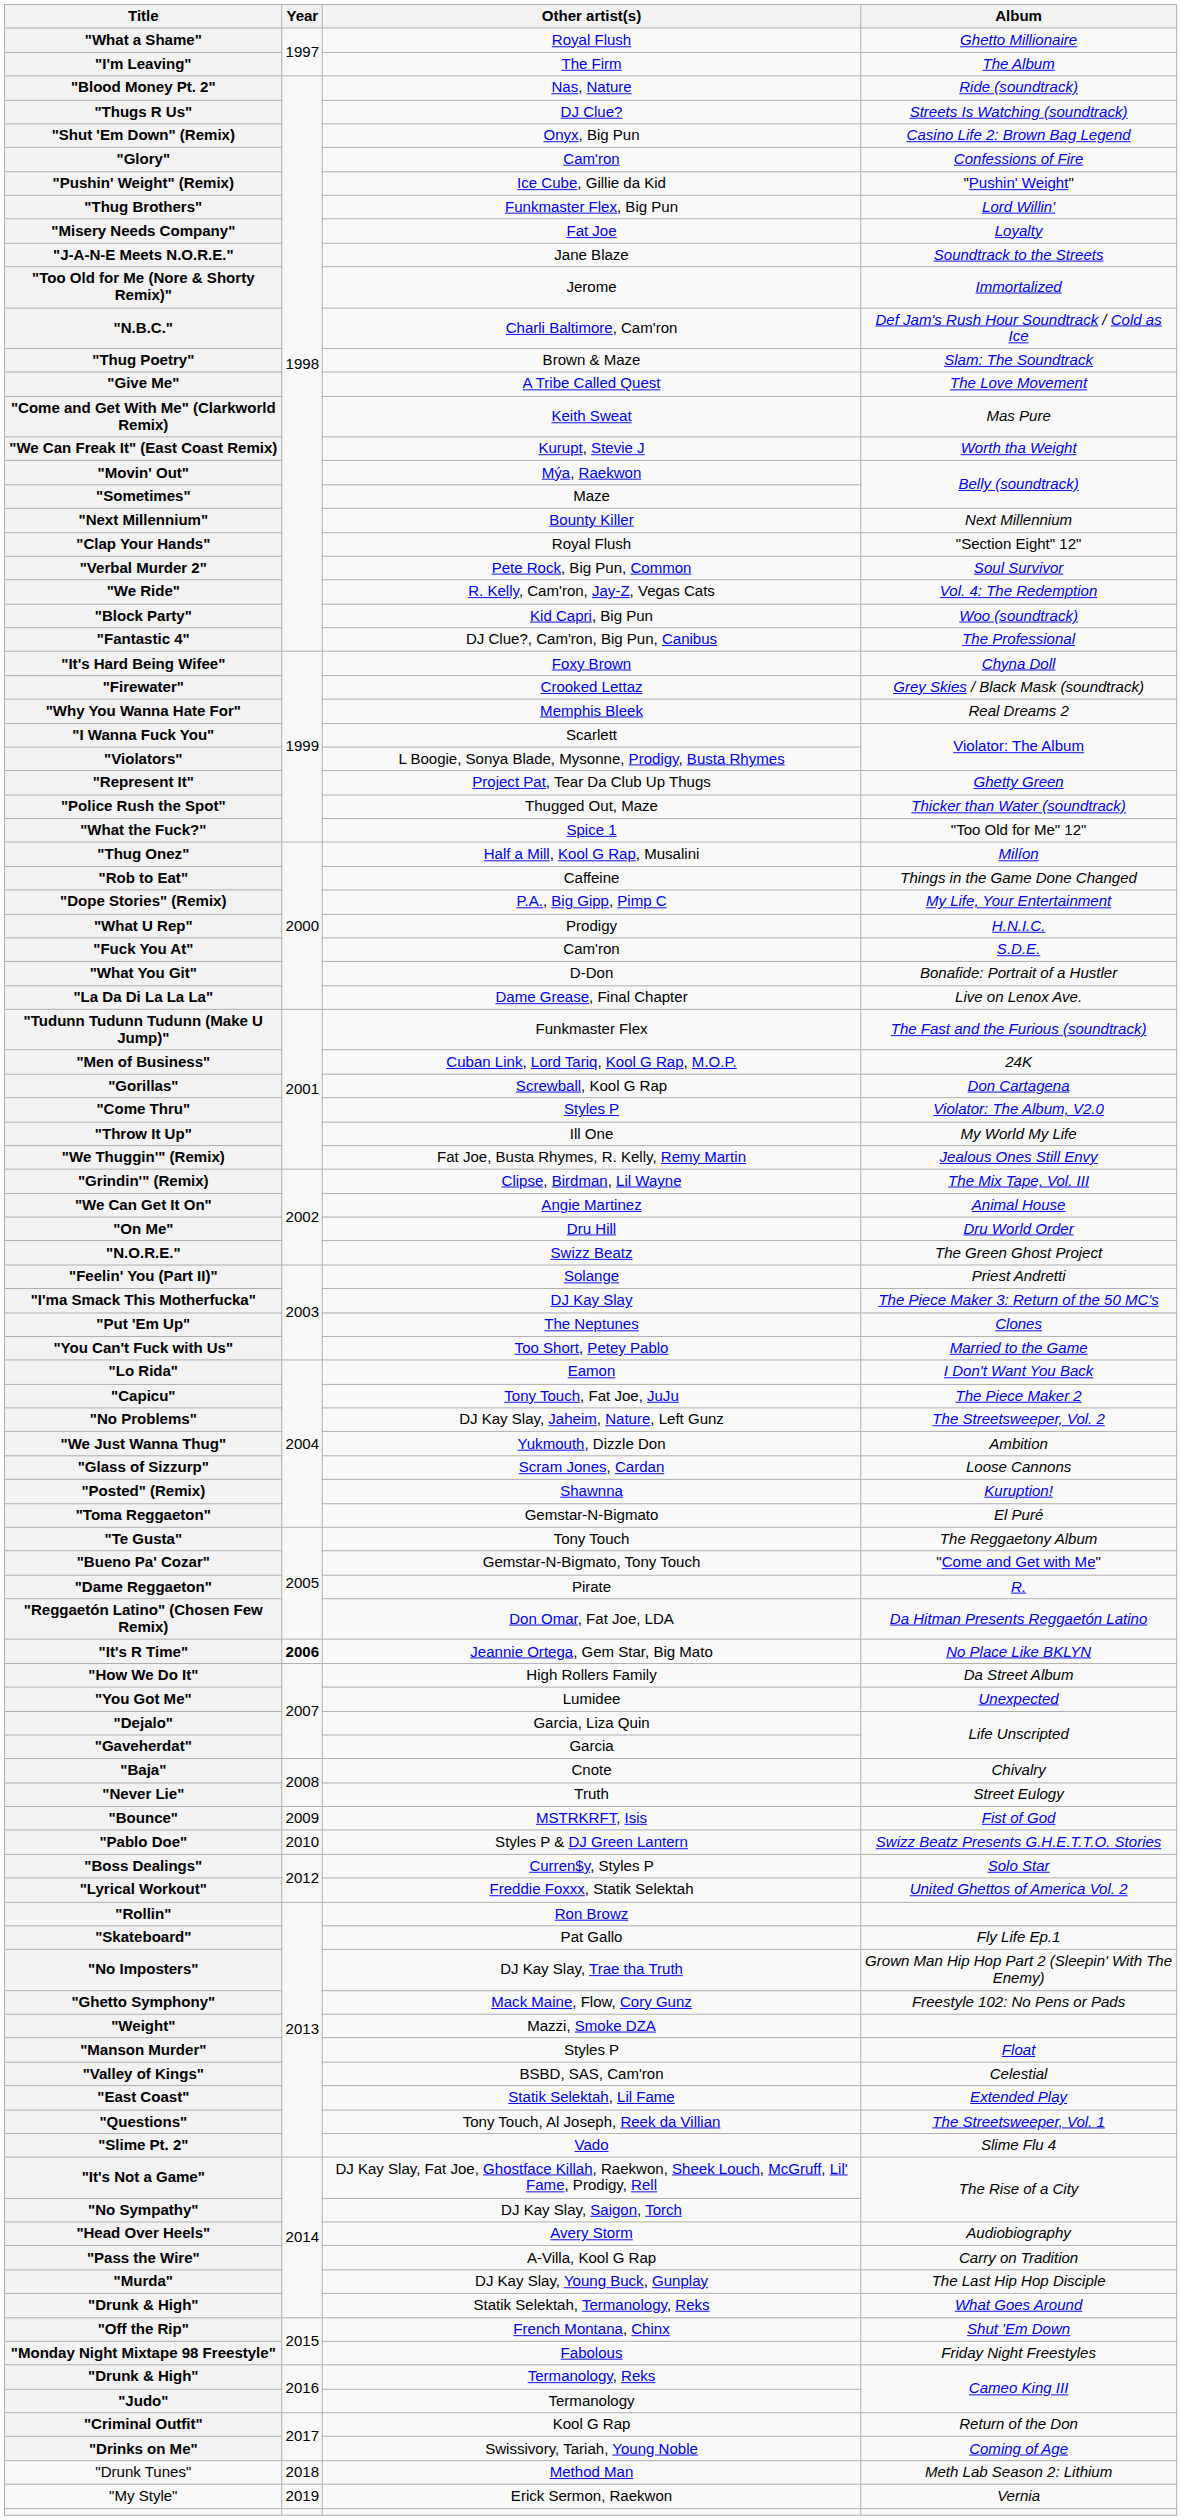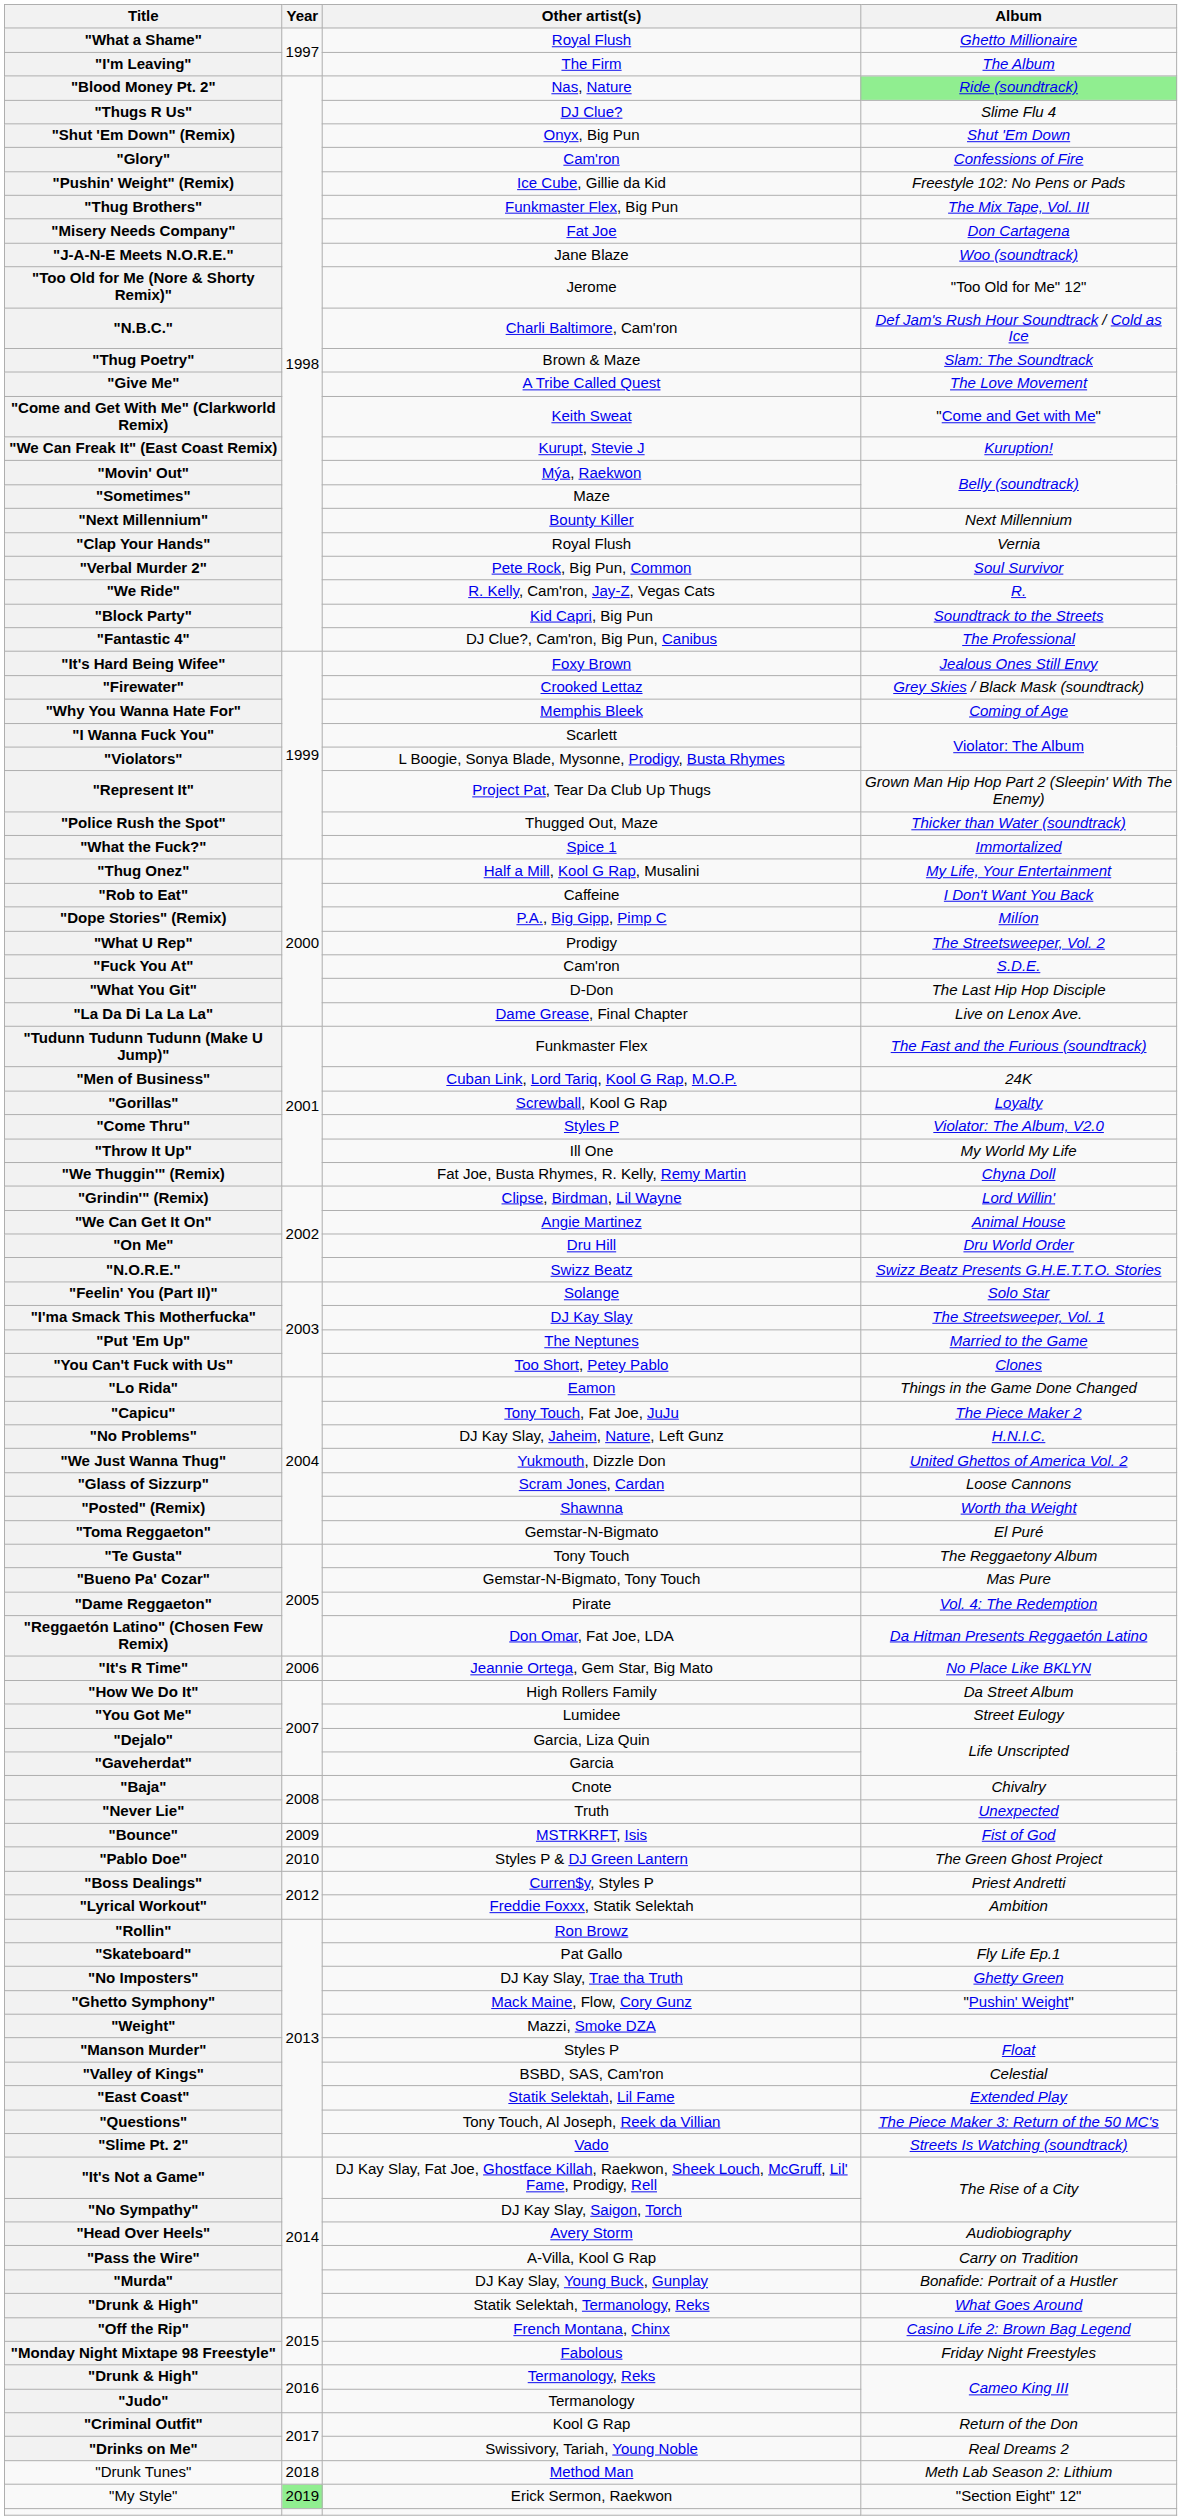(1019, 87) no background -> (1019, 87) lightgreen background
(1019, 111) Streets Is Watching (soundtrack) -> (1019, 111) Slime Flu 4
(1019, 135) Casino Life 2: Brown Bag Legend -> (1019, 135) Shut 'Em Down
(1019, 183) "Pushin' Weight" -> (1019, 183) Freestyle 102: No Pens or Pads
(1019, 207) Lord Willin' -> (1019, 207) The Mix Tape, Vol. III
(1019, 231) Loyalty -> (1019, 231) Don Cartagena
(1019, 254) Soundtrack to the Streets -> (1019, 254) Woo (soundtrack)
(1019, 287) Immortalized -> (1019, 287) "Too Old for Me" 12"
(1019, 416) Mas Pure -> (1019, 416) "Come and Get with Me"
(1019, 448) Worth tha Weight -> (1019, 448) Kuruption!
(1019, 544) "Section Eight" 12" -> (1019, 544) Vernia
(1019, 591) Vol. 4: The Redemption -> (1019, 591) R.
(1019, 615) Woo (soundtrack) -> (1019, 615) Soundtrack to the Streets
(1019, 663) Chyna Doll -> (1019, 663) Jealous Ones Still Envy
(1019, 711) Real Dreams 2 -> (1019, 711) Coming of Age
(1019, 782) Ghetty Green -> (1019, 791) Grown Man Hip Hop Part 2 (Sleepin' With The Enemy)
(1019, 830) "Too Old for Me" 12" -> (1019, 847) Immortalized
(1019, 854) Milíon -> (1019, 871) My Life, Your Entertainment
(1019, 878) Things in the Game Done Changed -> (1019, 895) I Don't Want You Back
(1019, 902) My Life, Your Entertainment -> (1019, 918) Milíon
(1019, 925) H.N.I.C. -> (1019, 942) The Streetsweeper, Vol. 2
(1019, 973) Bonafide: Portrait of a Hustler -> (1019, 990) The Last Hip Hop Disciple
(1019, 1085) Don Cartagena -> (1019, 1102) Loyalty
(1019, 1157) Jealous Ones Still Envy -> (1019, 1174) Chyna Doll
(1019, 1181) The Mix Tape, Vol. III -> (1019, 1198) Lord Willin'
(1019, 1252) The Green Ghost Project -> (1019, 1269) Swizz Beatz Presents G.H.E.T.T.O. Stories
(1019, 1276) Priest Andretti -> (1019, 1293) Solo Star
(1019, 1300) The Piece Maker 3: Return of the 50 MC's -> (1019, 1317) The Streetsweeper, Vol. 1
(1019, 1324) Clones -> (1019, 1341) Married to the Game
(1019, 1348) Married to the Game -> (1019, 1365) Clones
(1019, 1372) I Don't Want You Back -> (1019, 1389) Things in the Game Done Changed
(1019, 1419) The Streetsweeper, Vol. 2 -> (1019, 1436) H.N.I.C.
(1019, 1443) Ambition -> (1019, 1460) United Ghettos of America Vol. 2
(1019, 1491) Kuruption! -> (1019, 1508) Worth tha Weight
(1019, 1562) "Come and Get with Me" -> (1019, 1579) Mas Pure
(1019, 1586) R. -> (1019, 1603) Vol. 4: The Redemption
(302, 1651) bold -> (302, 1668) normal
(1019, 1699) Unexpected -> (1019, 1716) Street Eulogy
(1019, 1794) Street Eulogy -> (1019, 1811) Unexpected
(1019, 1842) Swizz Beatz Presents G.H.E.T.T.O. Stories -> (1019, 1859) The Green Ghost Project
(1019, 1866) Solo Star -> (1019, 1883) Priest Andretti
(1019, 1889) United Ghettos of America Vol. 2 -> (1019, 1906) Ambition
(1019, 1969) Grown Man Hip Hop Part 2 (Sleepin' With The Enemy) -> (1019, 1978) Ghetty Green
(1019, 2002) Freestyle 102: No Pens or Pads -> (1019, 2002) "Pushin' Weight"
(1019, 2121) The Streetsweeper, Vol. 1 -> (1019, 2121) The Piece Maker 3: Return of the 50 MC's
(1019, 2145) Slime Flu 4 -> (1019, 2145) Streets Is Watching (soundtrack)
(1019, 2281) The Last Hip Hop Disciple -> (1019, 2281) Bonafide: Portrait of a Hustler
(1019, 2329) Shut 'Em Down -> (1019, 2329) Casino Life 2: Brown Bag Legend
(1019, 2448) Coming of Age -> (1019, 2448) Real Dreams 2
(302, 2496) no background -> (302, 2496) lightgreen background
(1019, 2496) Vernia -> (1019, 2496) "Section Eight" 12"
